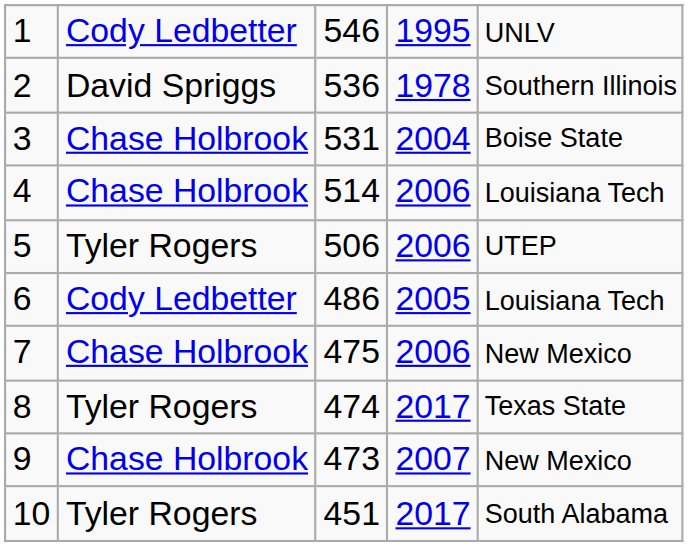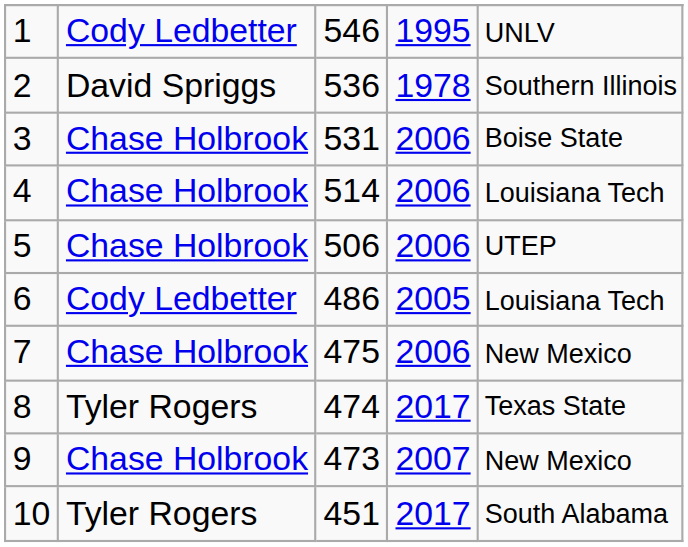(433, 138) 2004 -> (433, 138) 2006
(162, 245) Tyler Rogers -> (187, 245) Chase Holbrook
